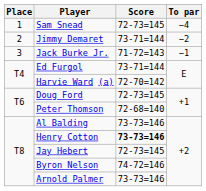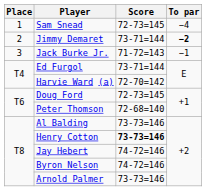(184, 39) normal -> (184, 39) bold
(141, 151) 72-73=145 -> (141, 151) 74-72=146
